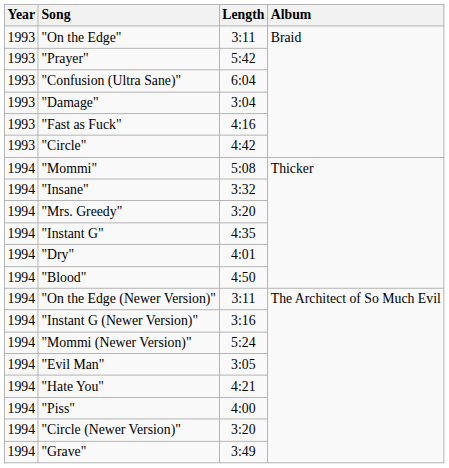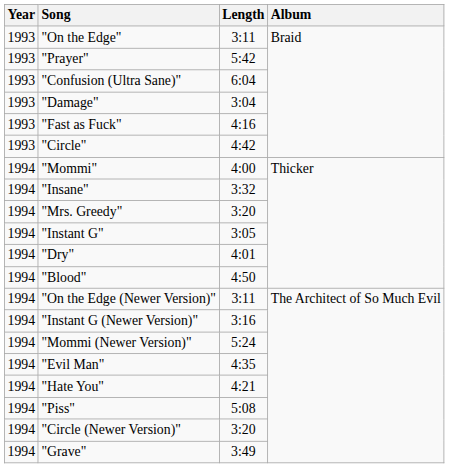(243, 168) 5:08 -> (243, 168) 4:00
(243, 233) 4:35 -> (243, 233) 3:05
(243, 364) 3:05 -> (243, 364) 4:35
(243, 408) 4:00 -> (243, 408) 5:08
